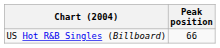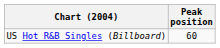(192, 36) 66 -> (192, 36) 60
